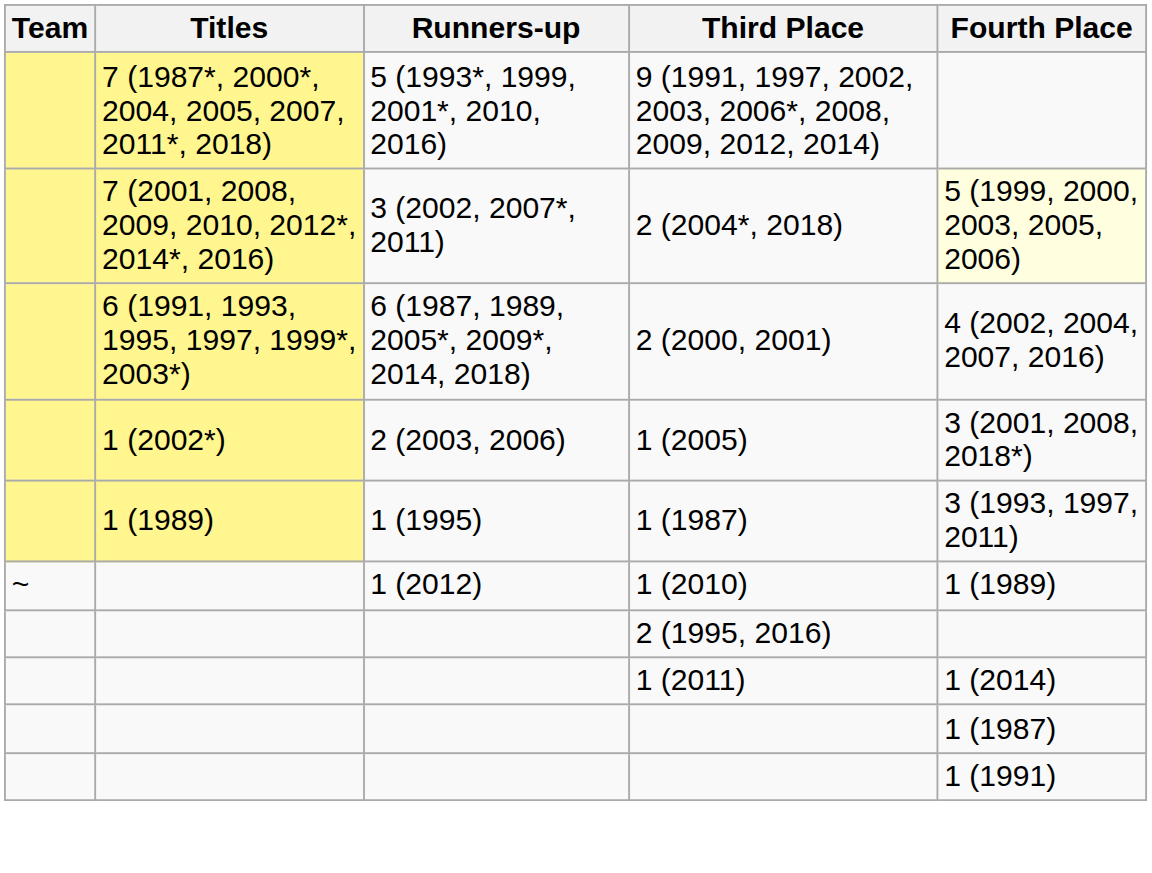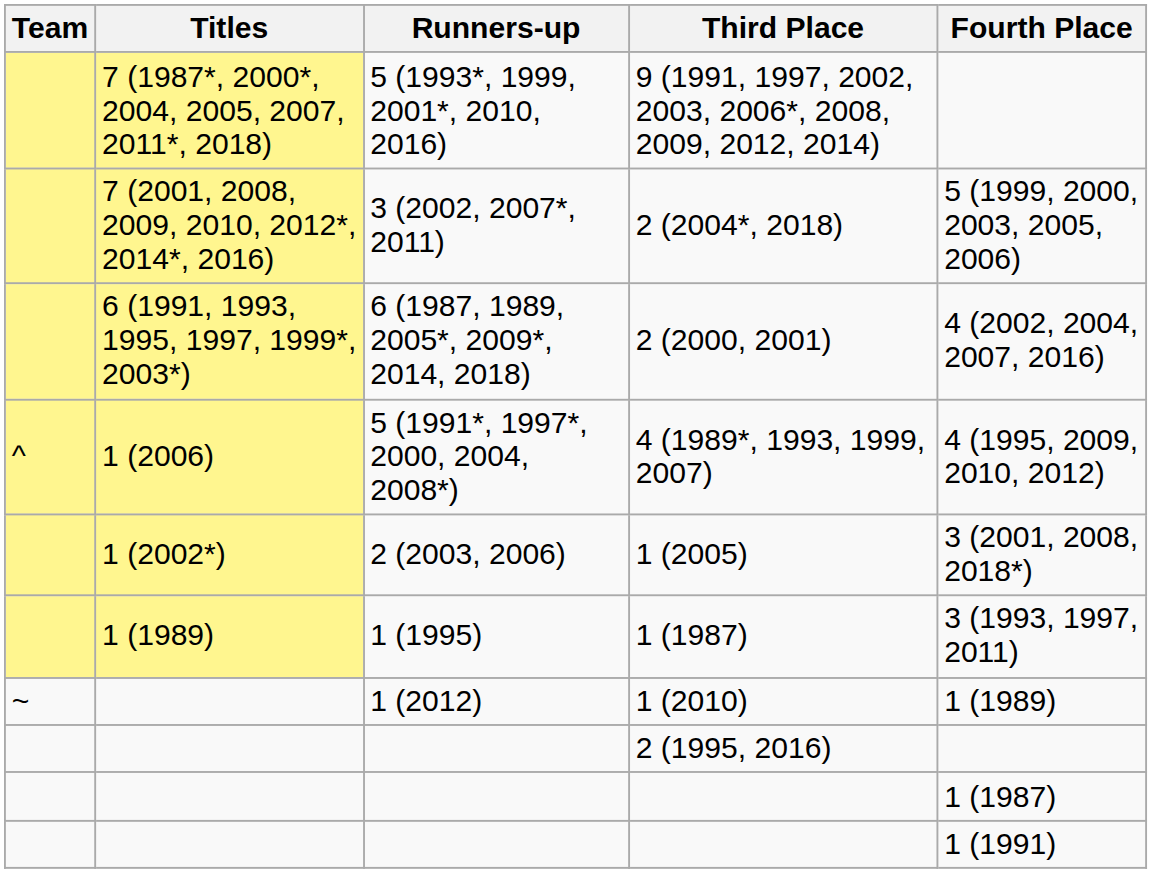(1041, 225) lightyellow background -> (1041, 225) no background
+ row: (479, 456)
- row: (496, 681)
